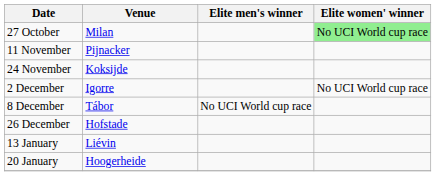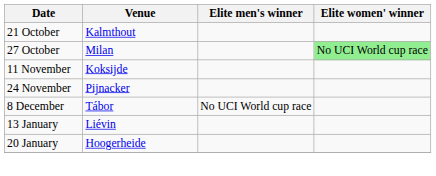+ row: (33, 32)
(107, 50) Pijnacker -> (107, 69) Koksijde
(107, 69) Koksijde -> (107, 87) Pijnacker
- row: (35, 87)
- row: (38, 124)
